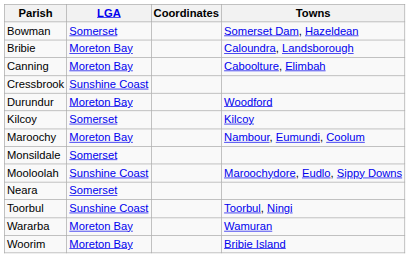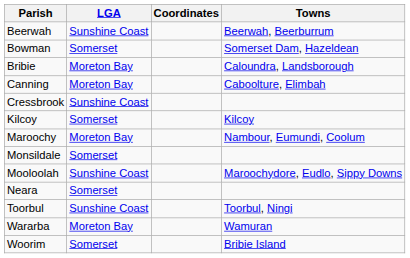+ row: (29, 31)
- row: (30, 102)
(101, 244) Moreton Bay -> (93, 244) Somerset
